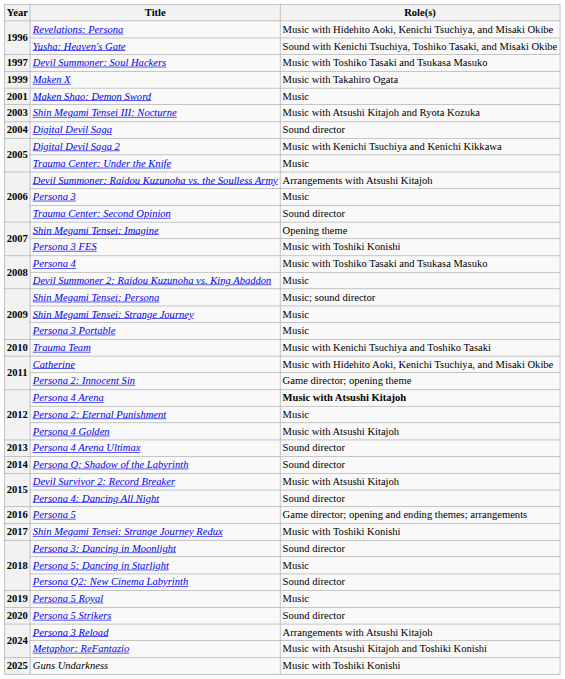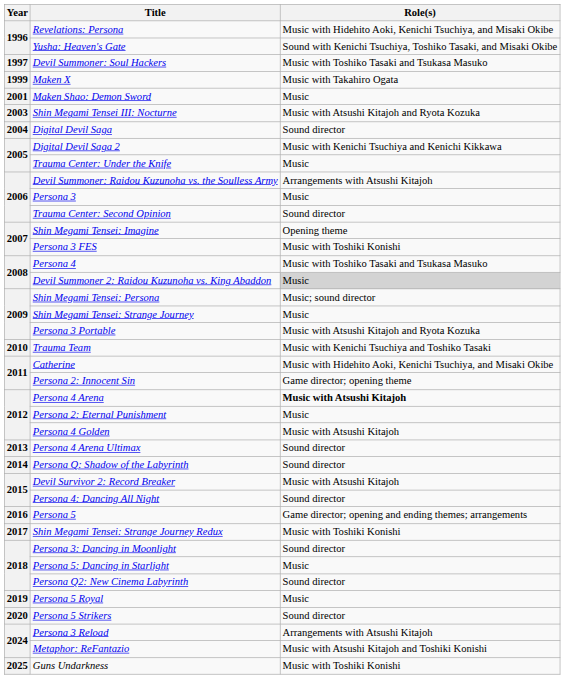(296, 280) no background -> (296, 280) lightgrey background
(296, 331) Music -> (381, 331) Music with Atsushi Kitajoh and Ryota Kozuka
